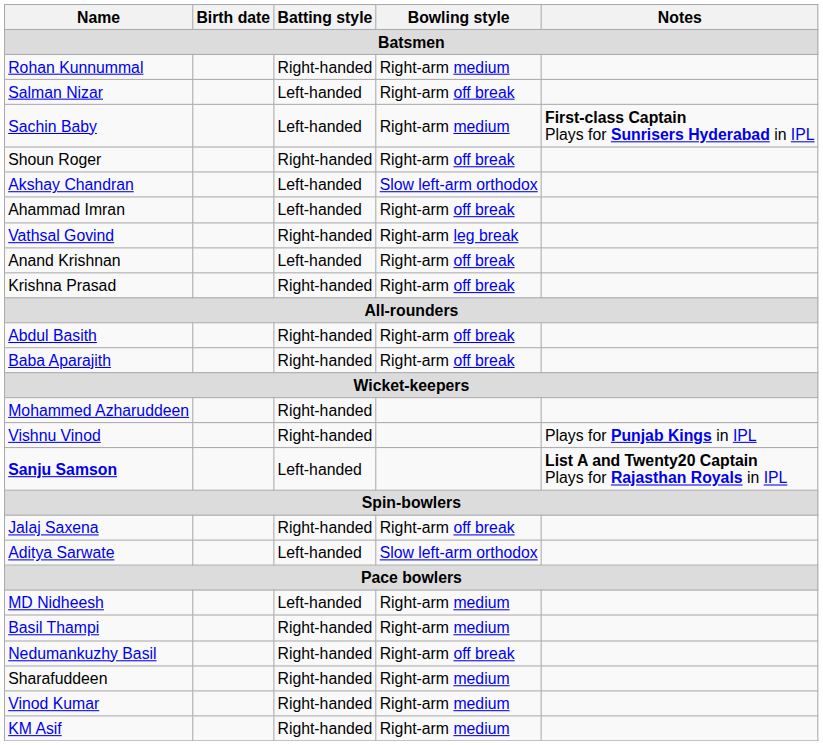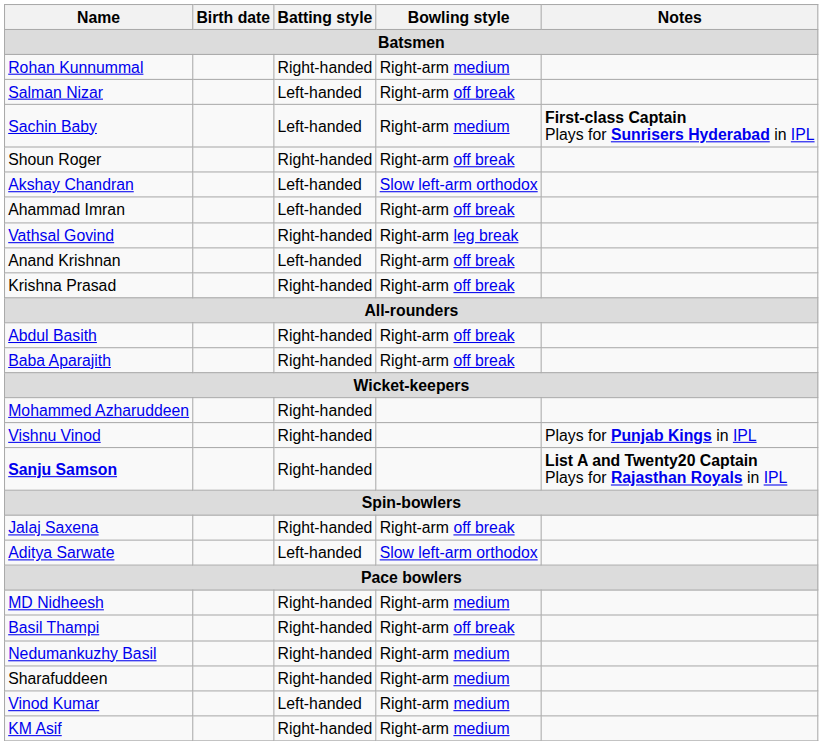(320, 469) Left-handed -> (325, 469) Right-handed
(320, 603) Left-handed -> (325, 603) Right-handed
(445, 628) Right-arm medium -> (447, 628) Right-arm off break
(447, 653) Right-arm off break -> (445, 653) Right-arm medium
(325, 703) Right-handed -> (320, 703) Left-handed
